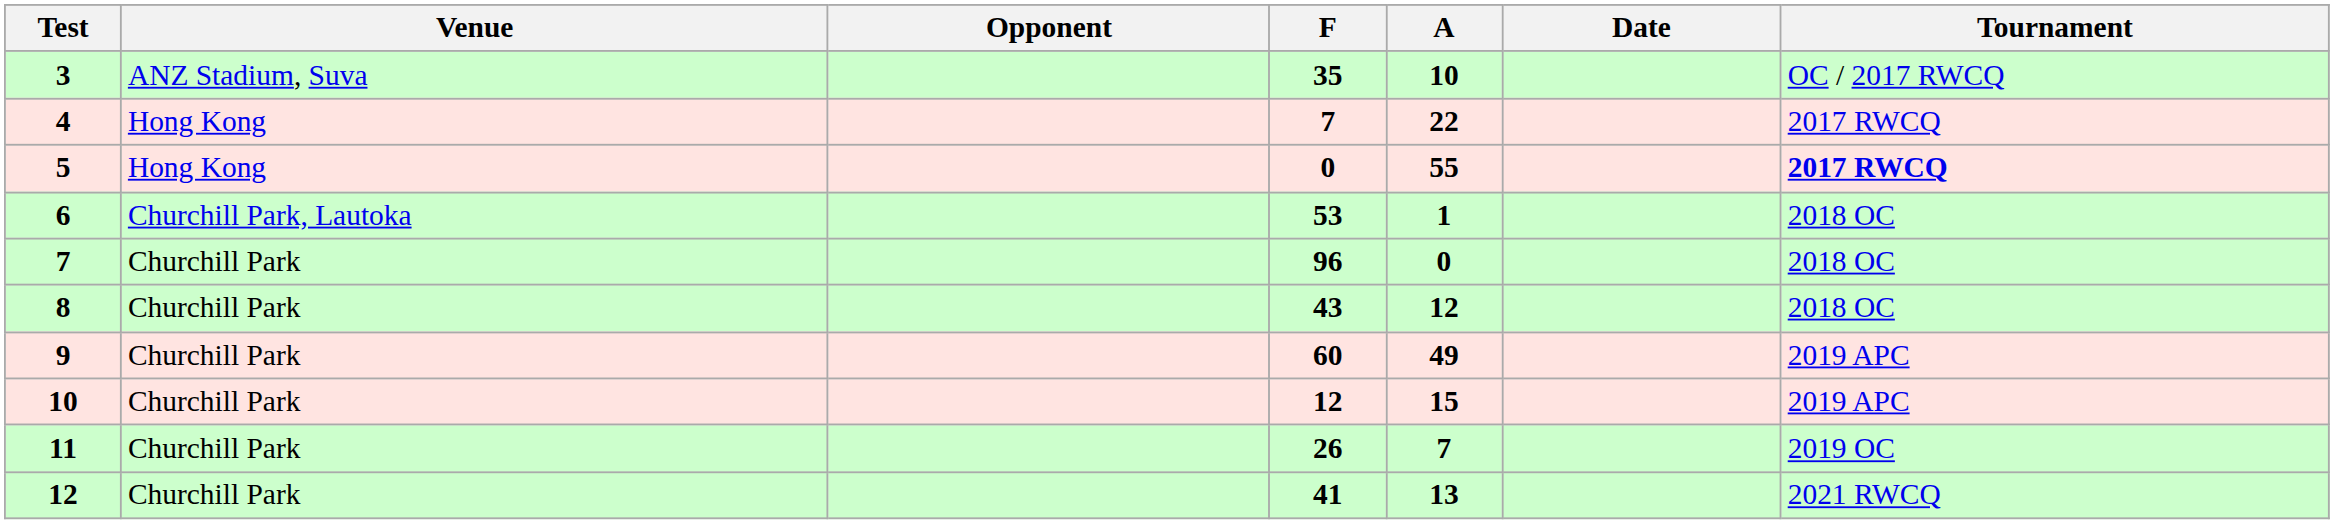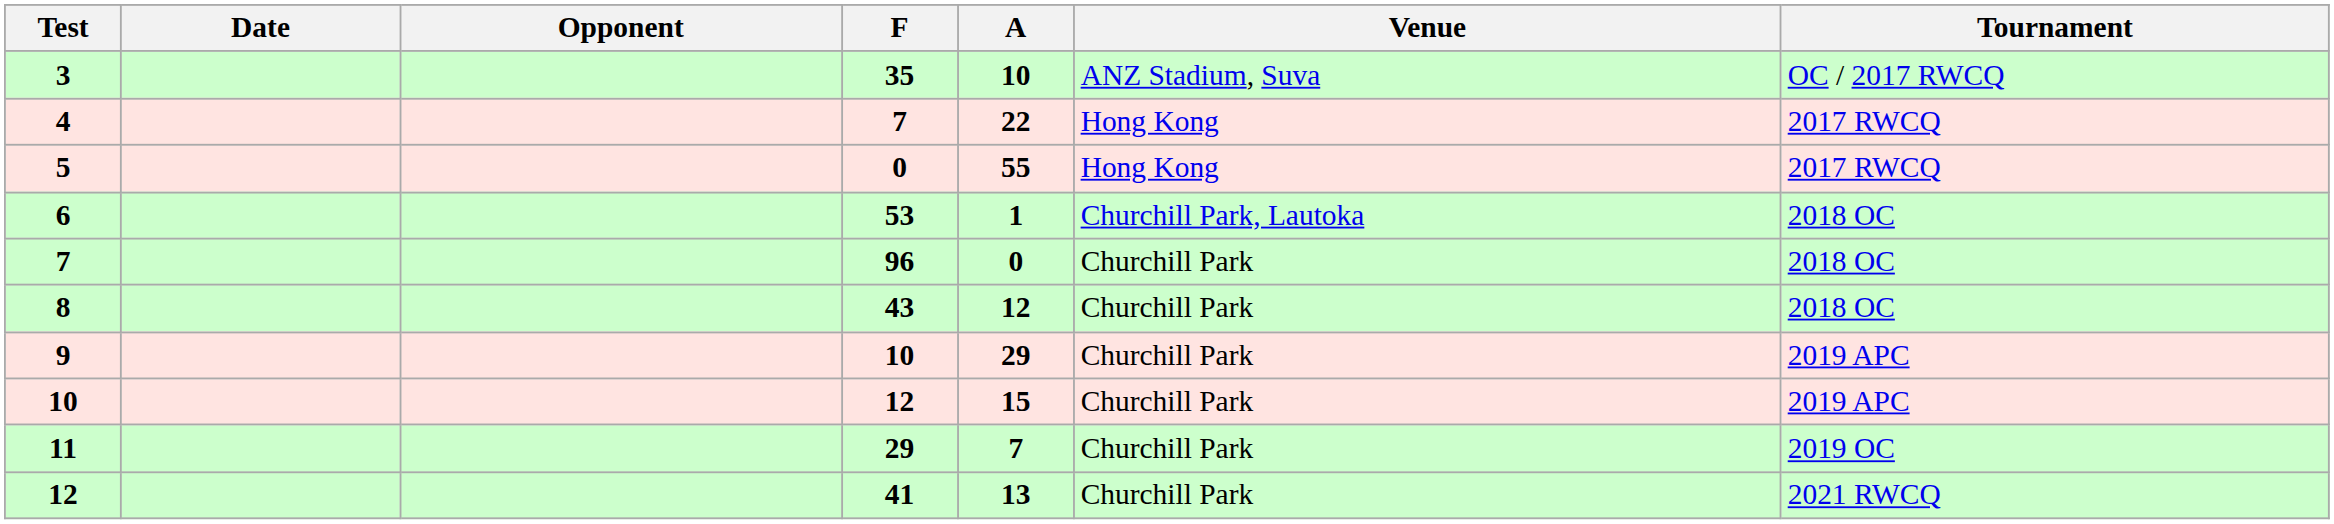columns swapped: (1641, 27) <-> (475, 27)
(1868, 167) bold -> (1864, 167) normal
(1328, 354) 60 -> (900, 354) 10
(1444, 354) 49 -> (1016, 354) 29
(1328, 448) 26 -> (900, 448) 29
